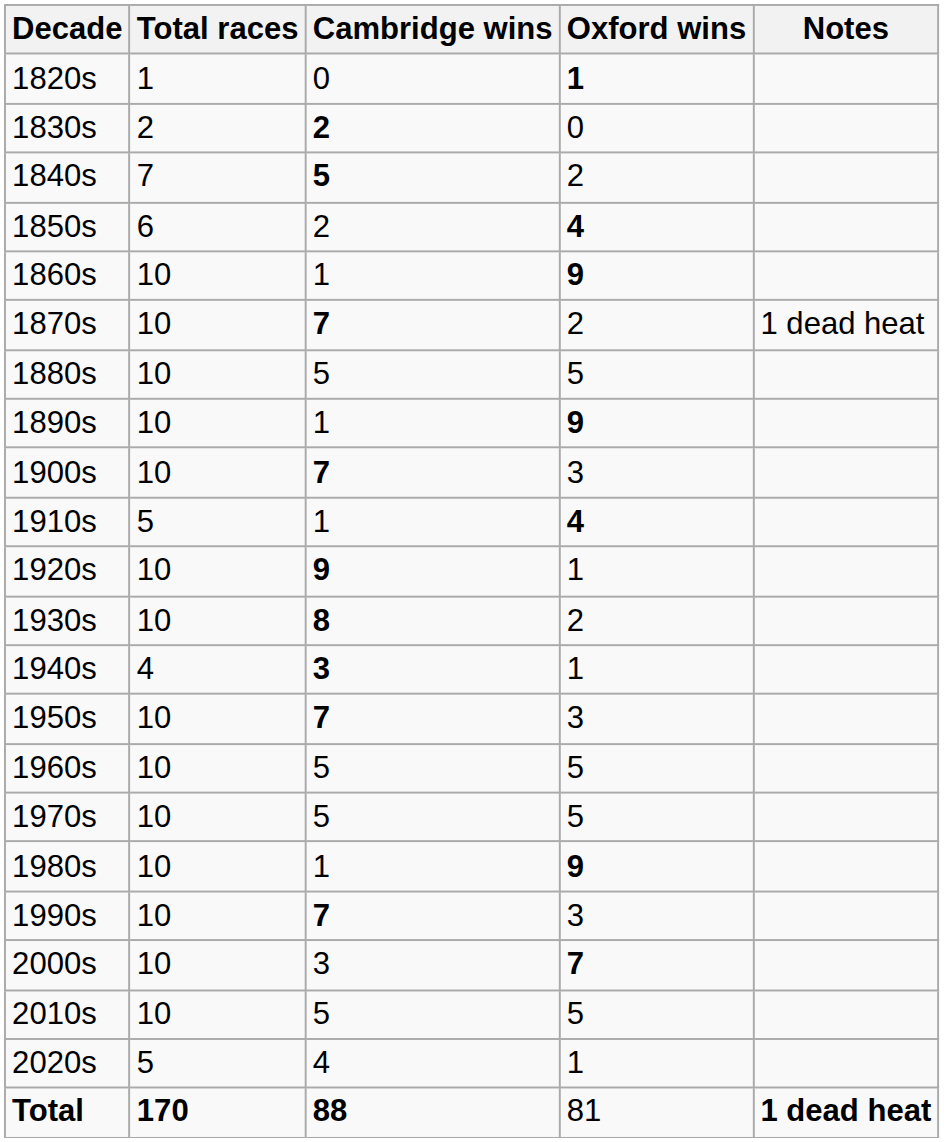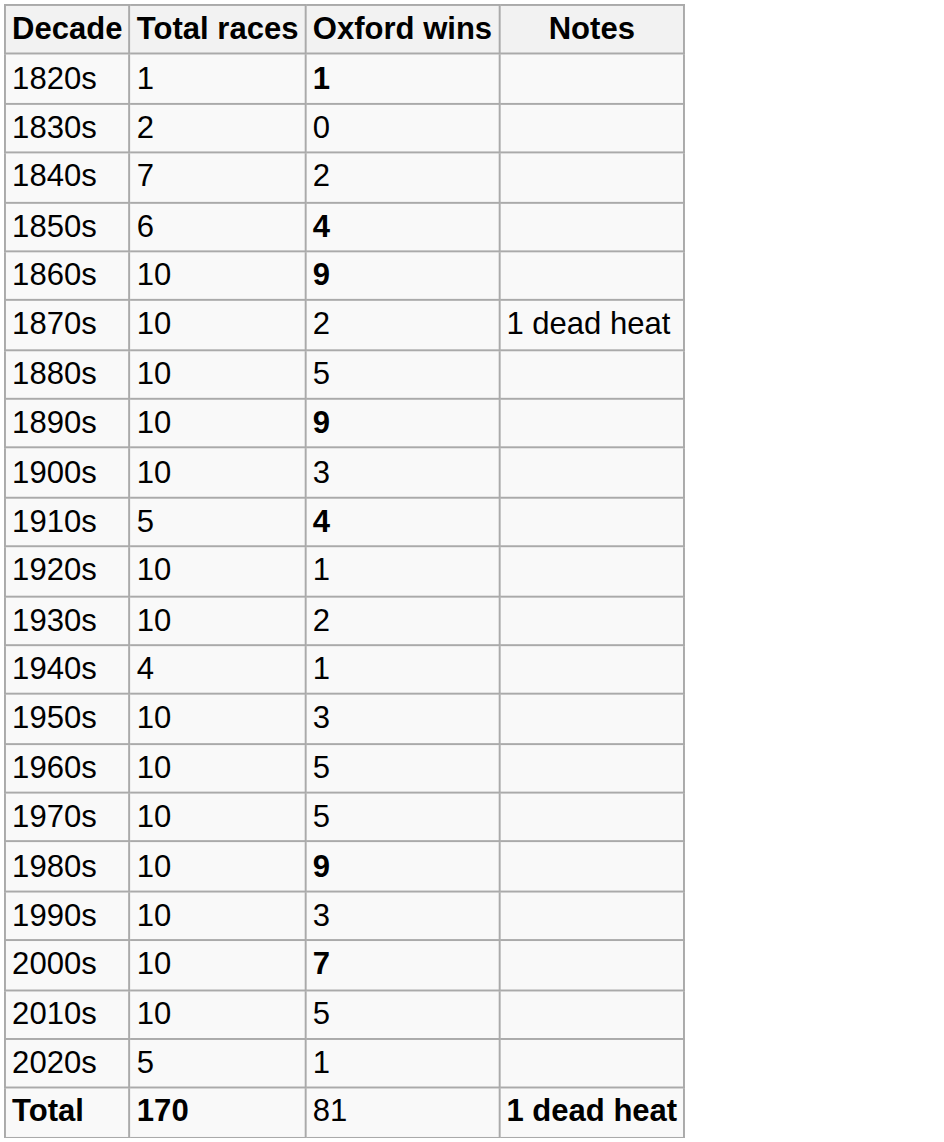- column: (433, 29)
